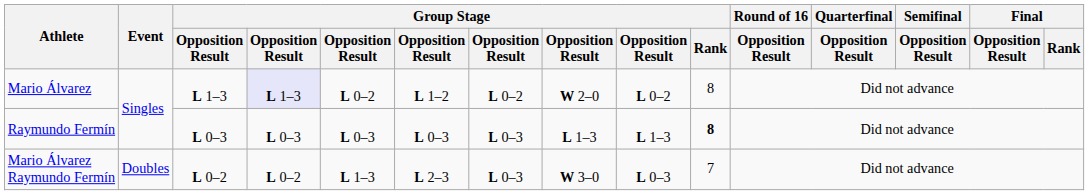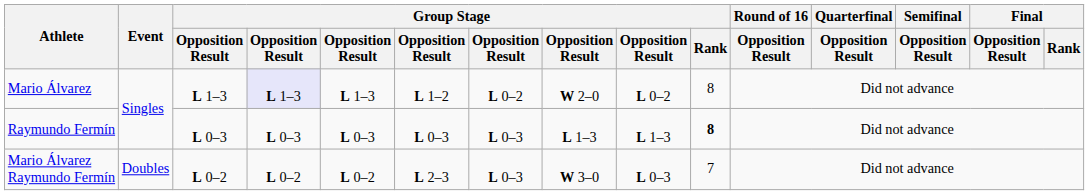(358, 97) L 0–2 -> (358, 97) L 1–3
(358, 178) L 1–3 -> (358, 178) L 0–2
